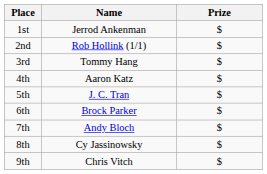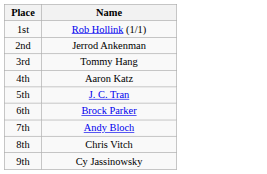- column: (219, 12)
(109, 29) Jerrod Ankenman -> (109, 29) Rob Hollink (1/1)
(109, 45) Rob Hollink (1/1) -> (109, 45) Jerrod Ankenman
(109, 144) Cy Jassinowsky -> (109, 144) Chris Vitch
(109, 161) Chris Vitch -> (109, 161) Cy Jassinowsky
